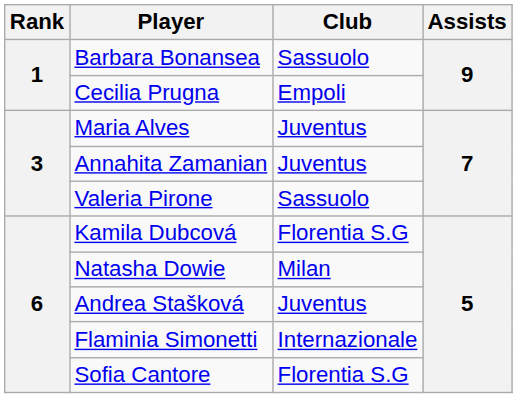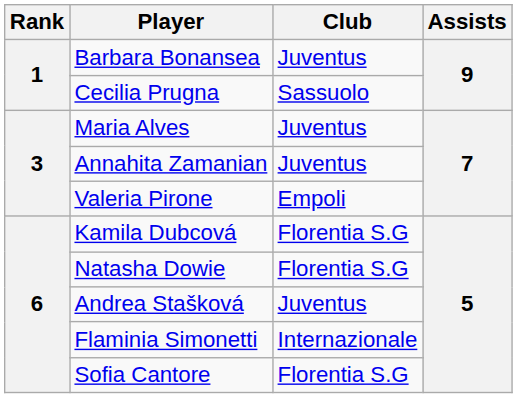(323, 57) Sassuolo -> (322, 57) Juventus
(312, 92) Empoli -> (323, 92) Sassuolo
(323, 198) Sassuolo -> (312, 198) Empoli
(304, 269) Milan -> (343, 269) Florentia S.G
